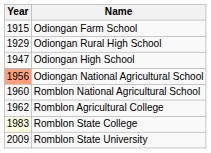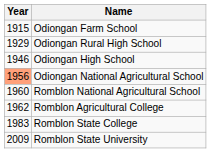(18, 60) 1947 -> (18, 60) 1946
(18, 124) lightyellow background -> (18, 124) no background
